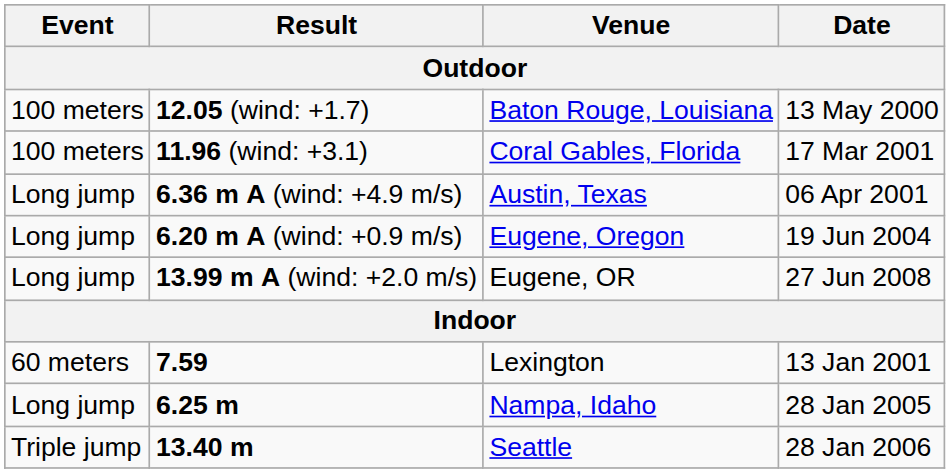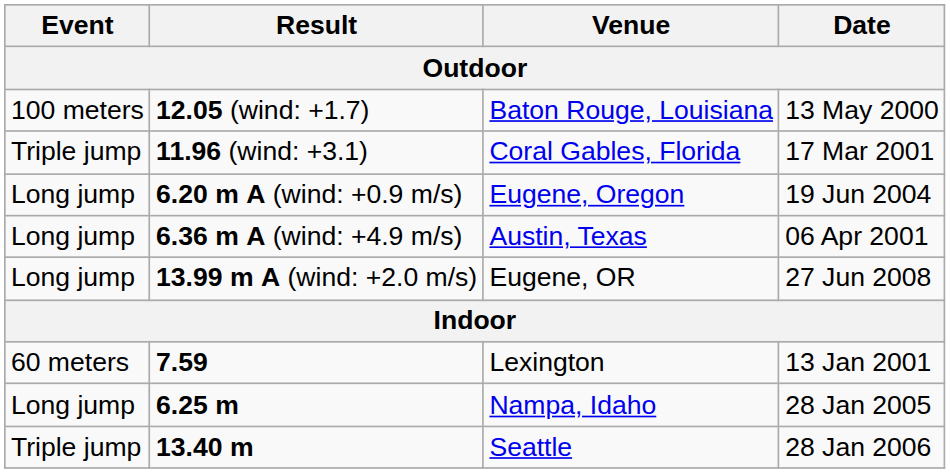(77, 151) 100 meters -> (76, 151) Triple jump
rows swapped: (309, 236) <-> (309, 194)
